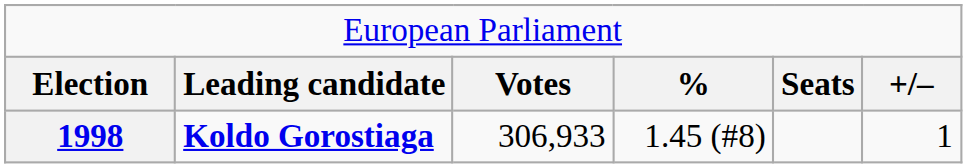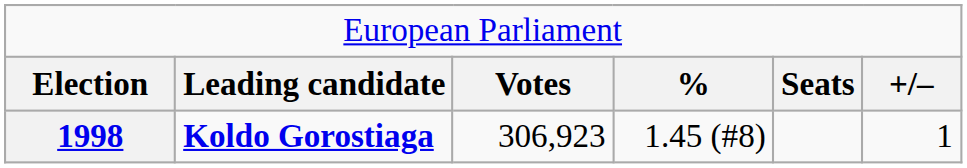(552, 135) 306,933 -> (552, 135) 306,923
